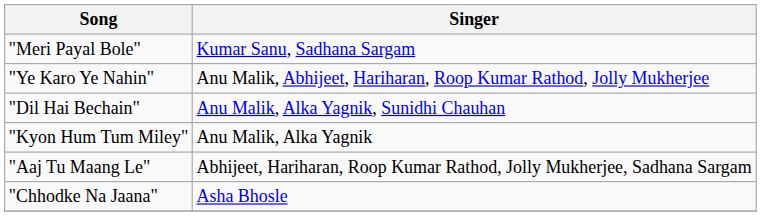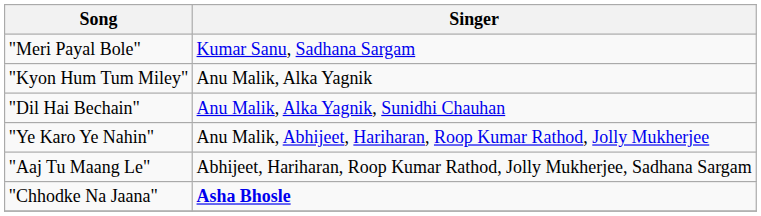rows swapped: (81, 78) <-> (98, 137)
(242, 196) normal -> (244, 196) bold
